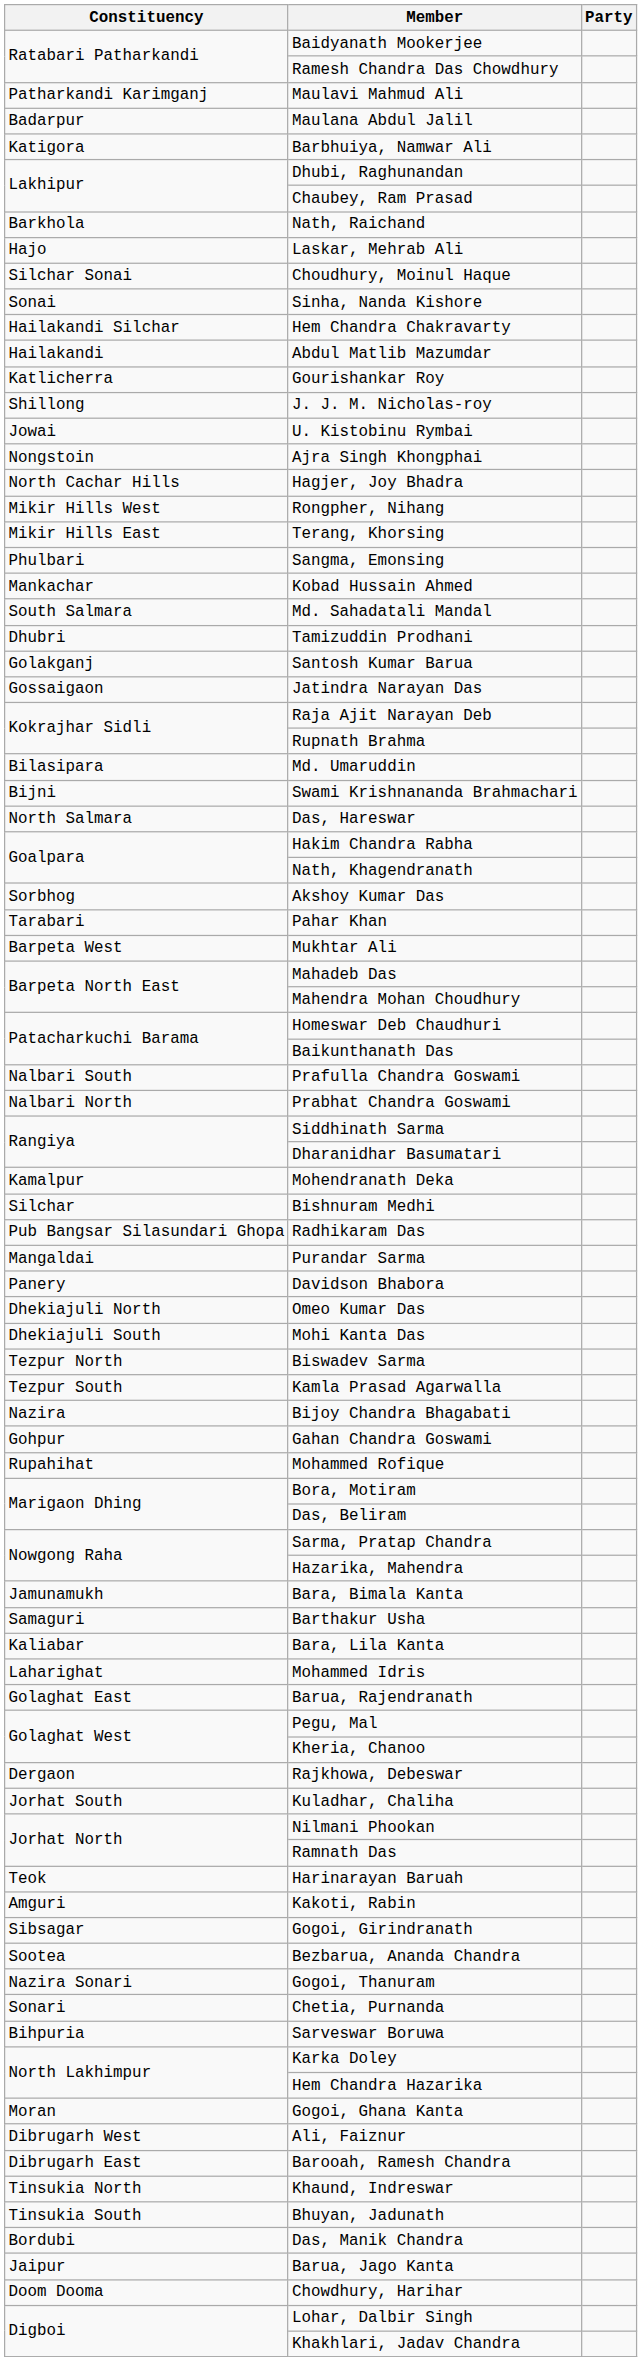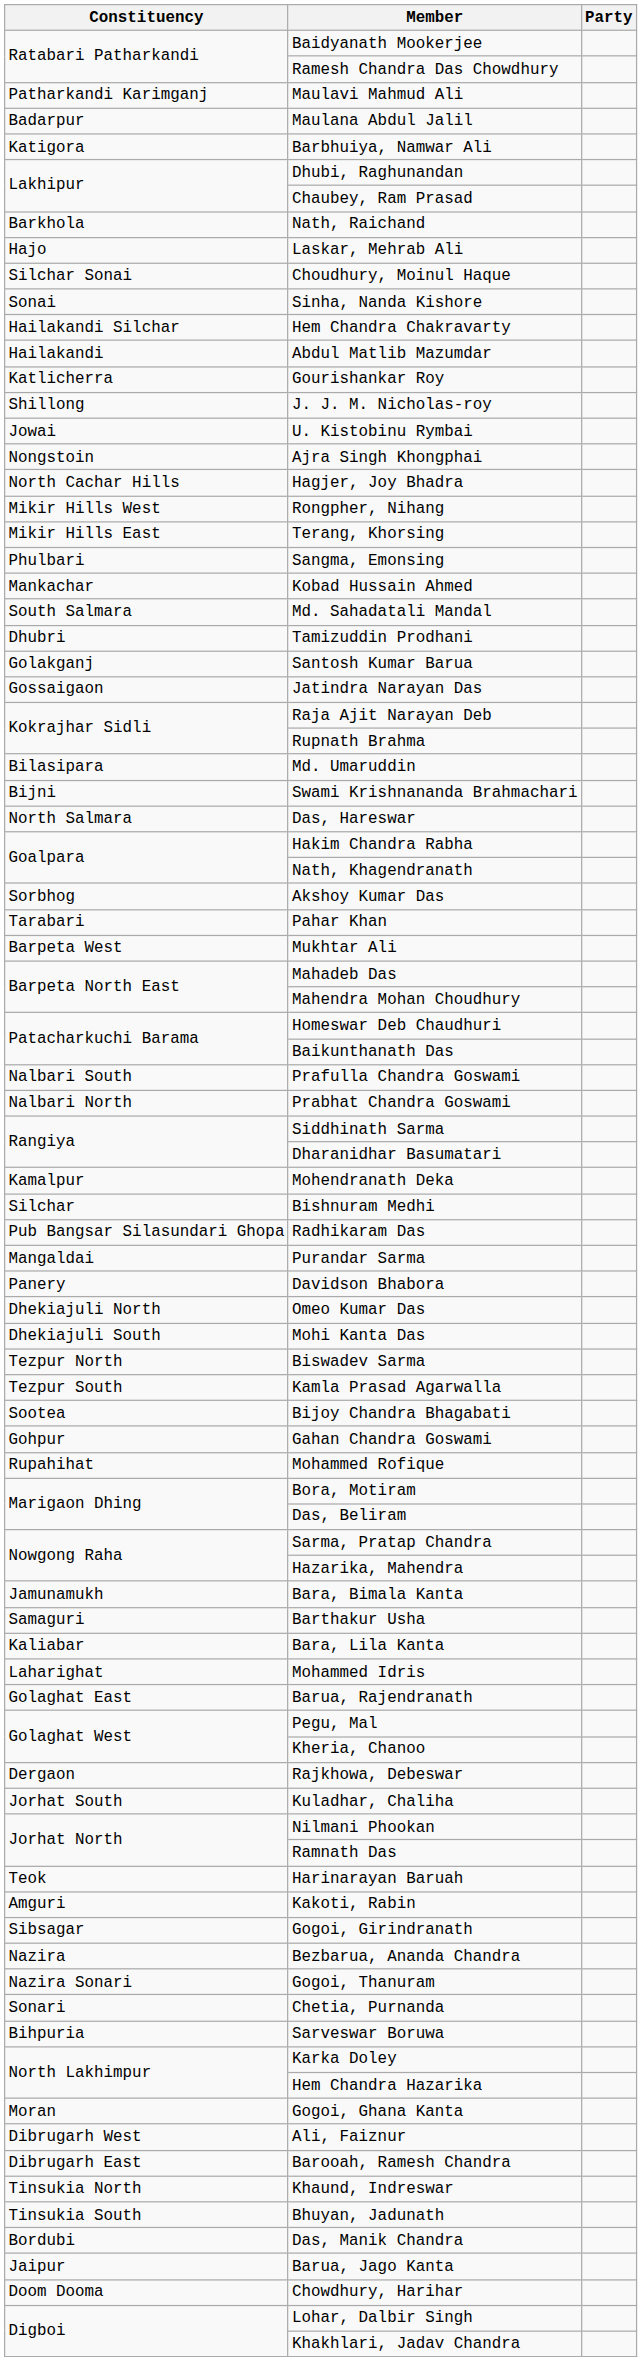(37, 1413) Nazira -> (37, 1413) Sootea
(37, 1956) Sootea -> (37, 1956) Nazira
